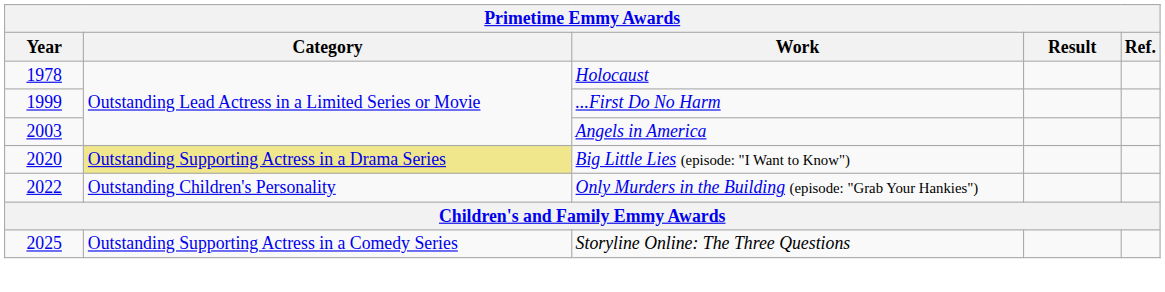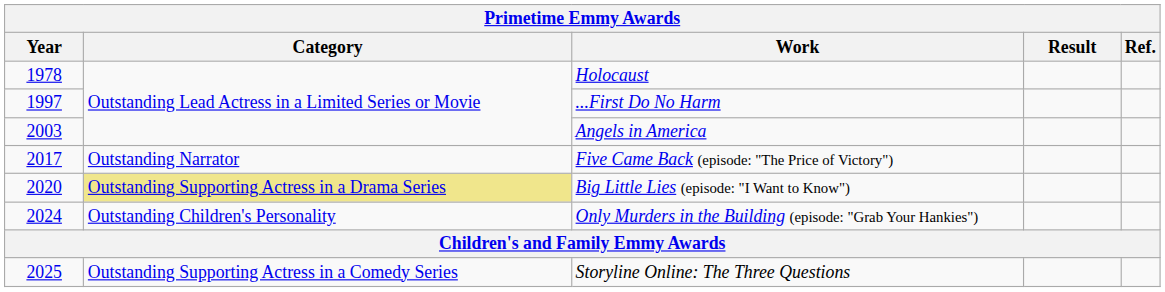(44, 103) 1999 -> (44, 103) 1997
+ row: (734, 159)
(44, 187) 2022 -> (44, 215) 2024
